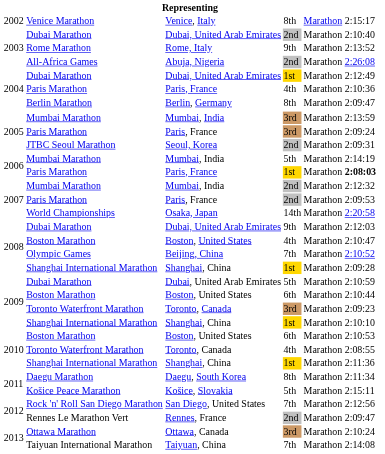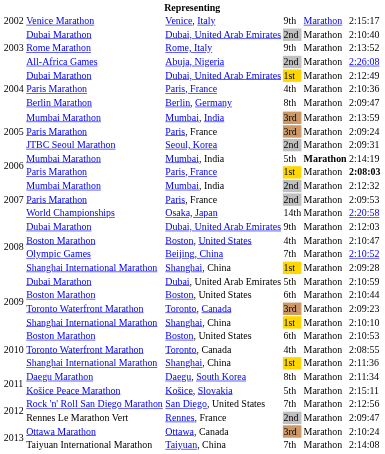(290, 21) 8th -> (290, 21) 9th
(323, 158) normal -> (325, 158) bold
